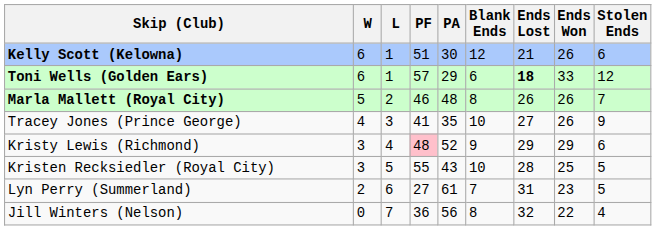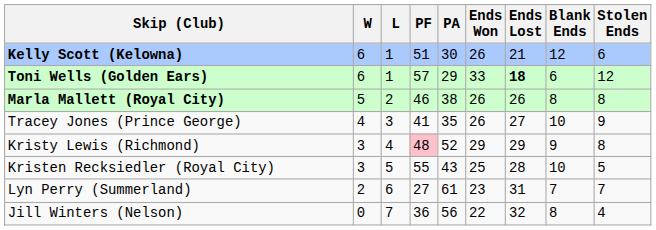columns swapped: (574, 24) <-> (490, 24)
(449, 100) 48 -> (449, 100) 38
(602, 100) 7 -> (602, 100) 8
(602, 145) 6 -> (602, 145) 8
(602, 191) 5 -> (602, 191) 7
